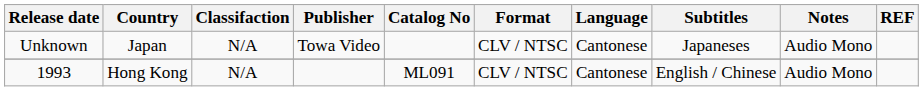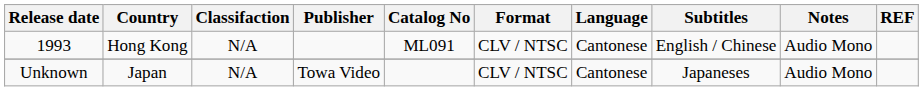rows swapped: (54, 45) <-> (54, 72)
